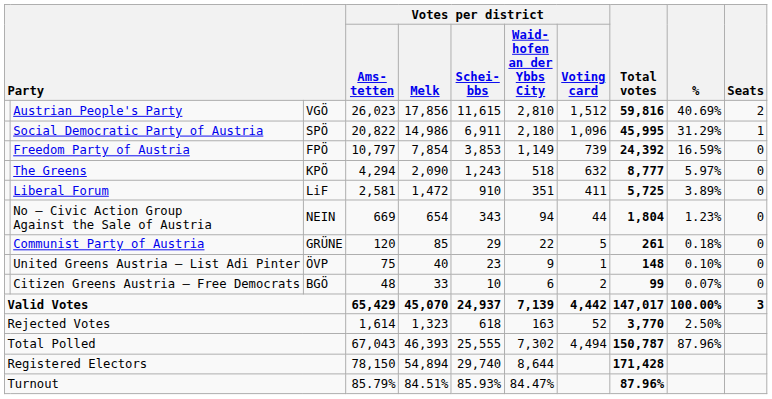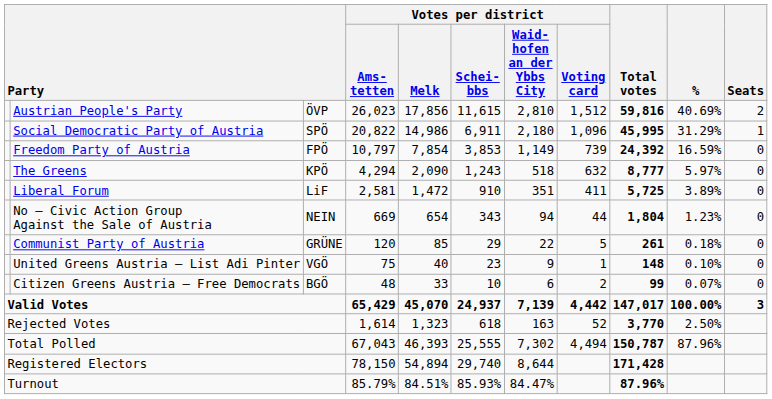(317, 111) VGÖ -> (317, 111) ÖVP
(317, 264) ÖVP -> (317, 264) VGÖ
